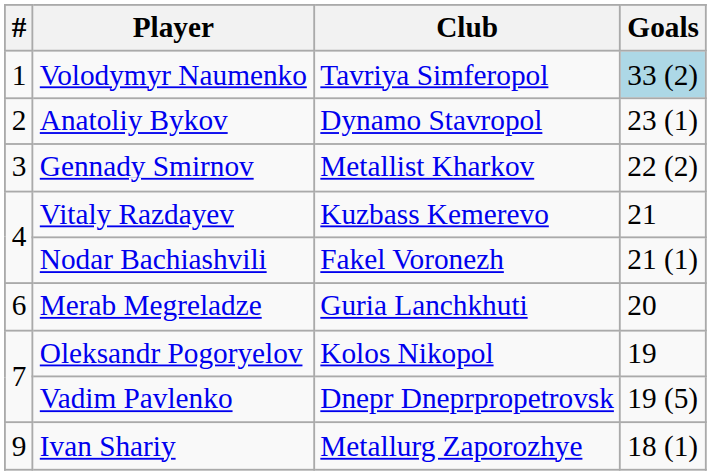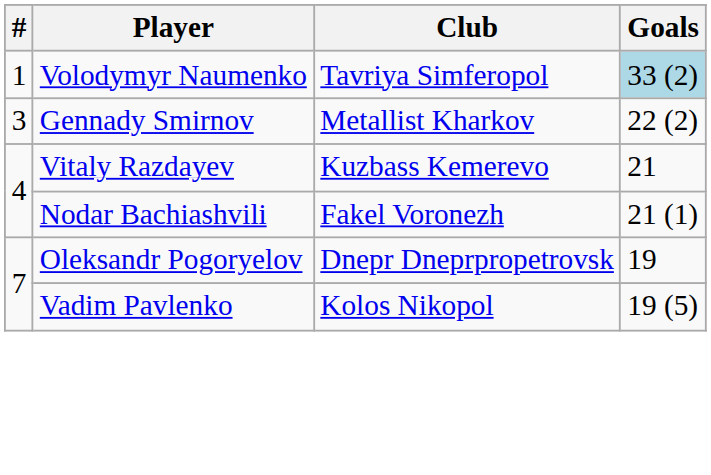- row: (134, 120)
- row: (151, 306)
(407, 352) Kolos Nikopol -> (467, 259) Dnepr Dneprpropetrovsk
(467, 399) Dnepr Dneprpropetrovsk -> (407, 306) Kolos Nikopol
- row: (108, 445)
